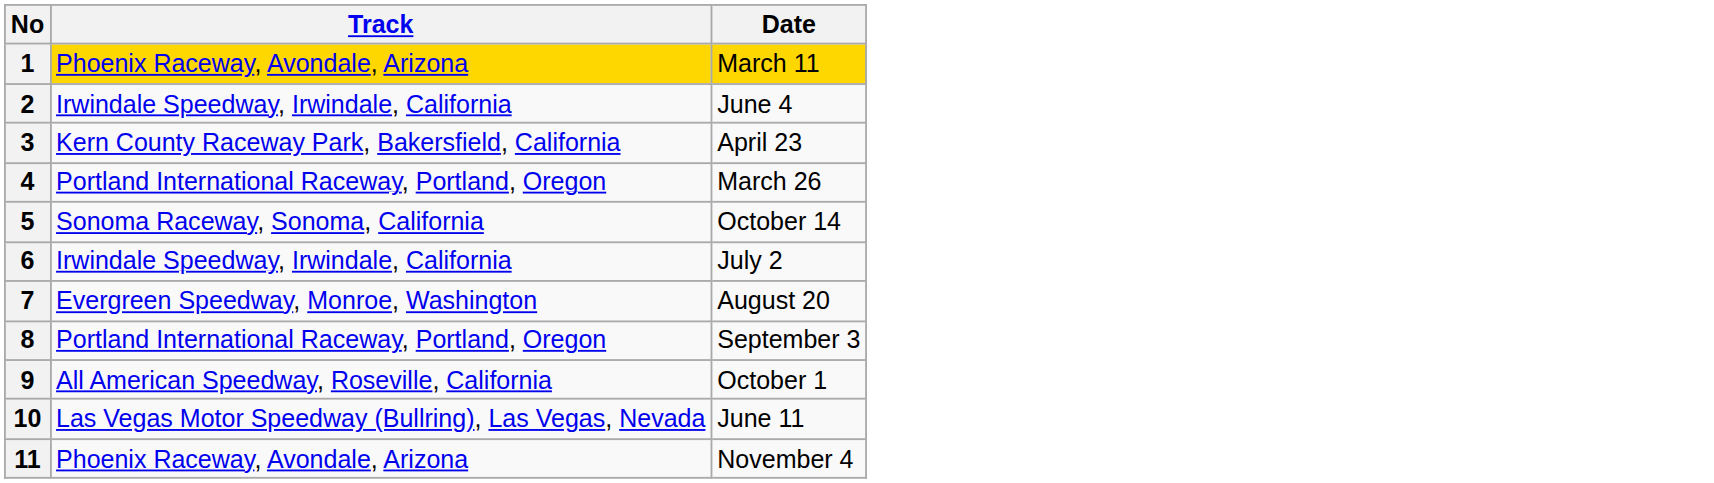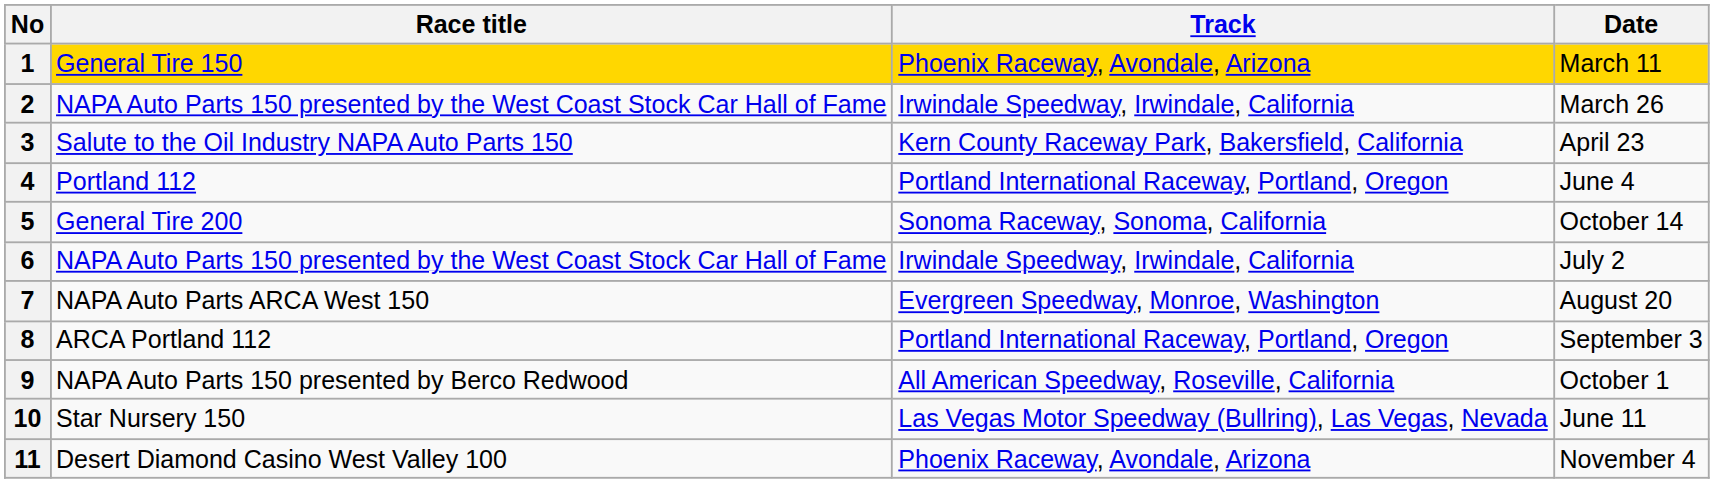+ column: (471, 24)
(755, 103) June 4 -> (1612, 103) March 26
(769, 182) March 26 -> (1597, 182) June 4
